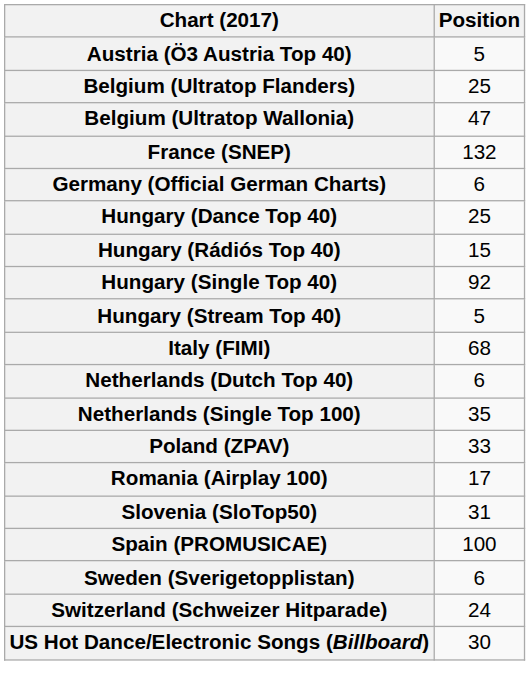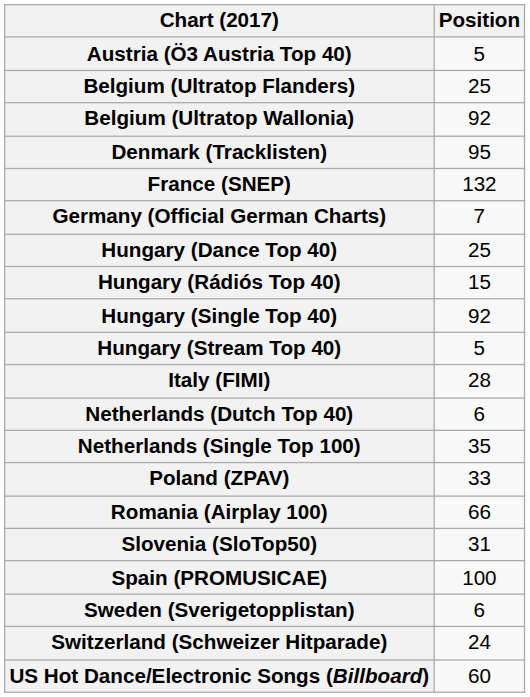(479, 119) 47 -> (479, 119) 92
+ row: (219, 151)
(479, 184) 6 -> (479, 217) 7
(479, 348) 68 -> (479, 380) 28
(479, 479) 17 -> (479, 511) 66
(479, 642) 30 -> (479, 675) 60
